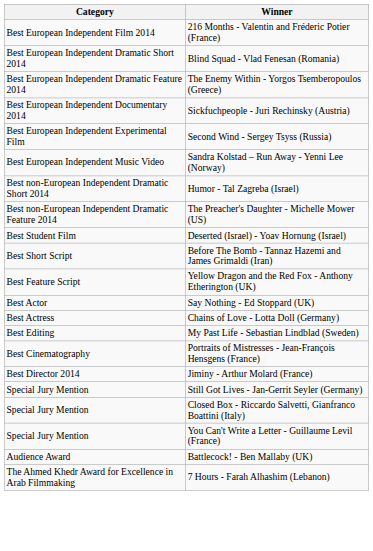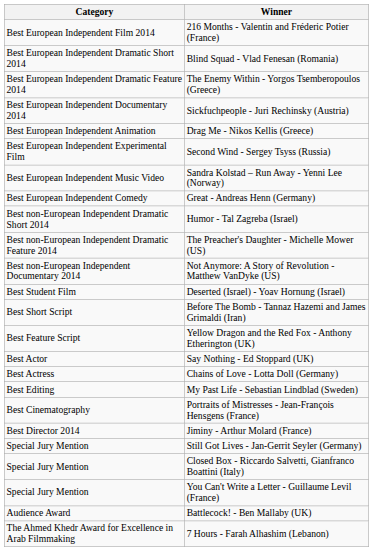+ row: (250, 131)
+ row: (251, 198)
+ row: (261, 271)
